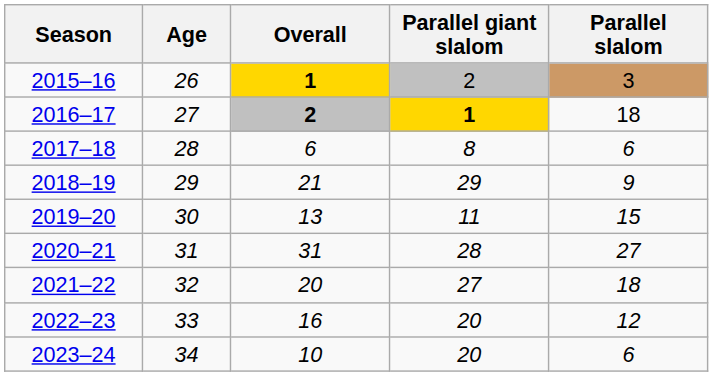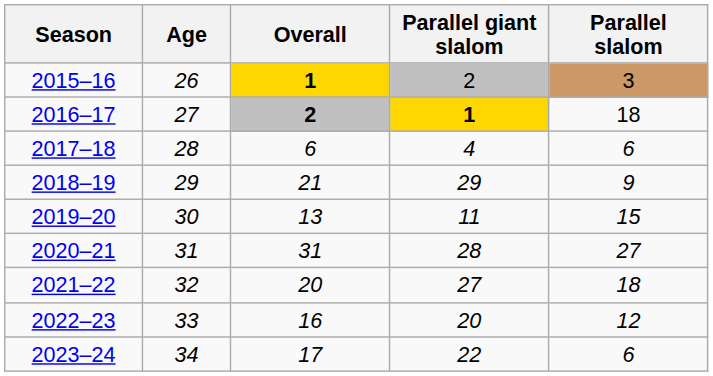(469, 149) 8 -> (469, 149) 4
(310, 354) 10 -> (310, 354) 17
(469, 354) 20 -> (469, 354) 22
